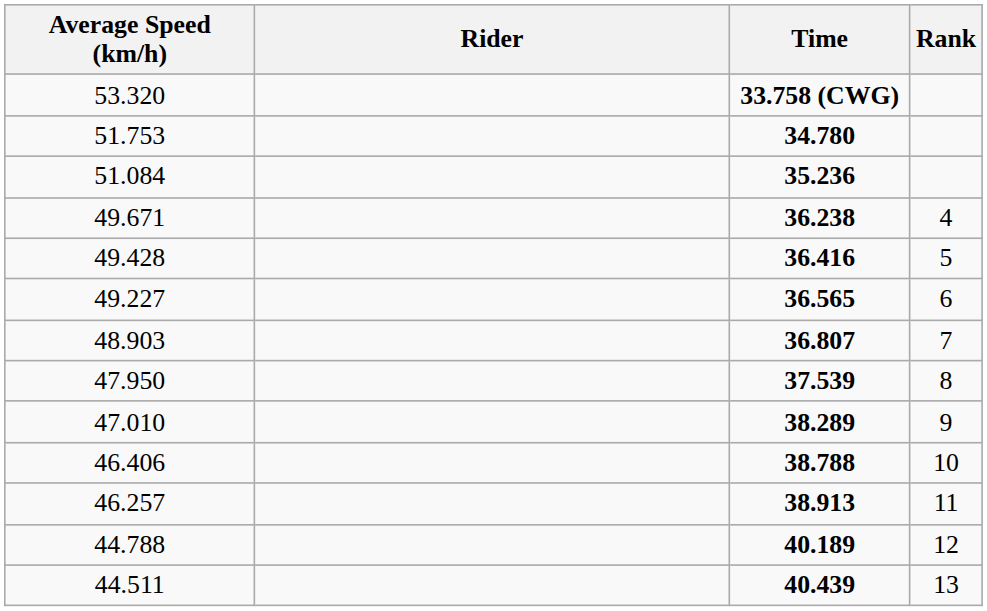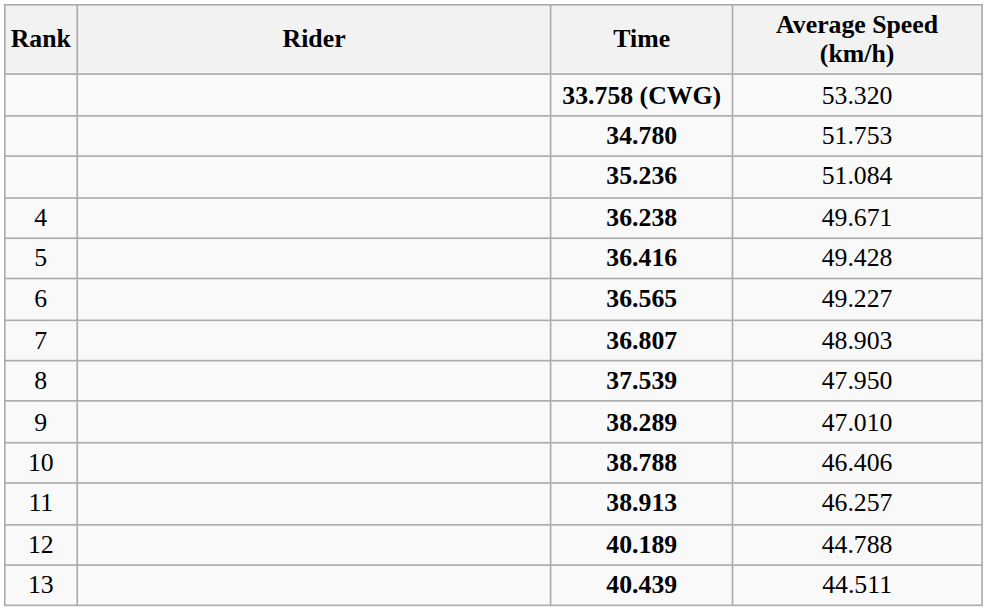columns swapped: (946, 39) <-> (130, 39)
